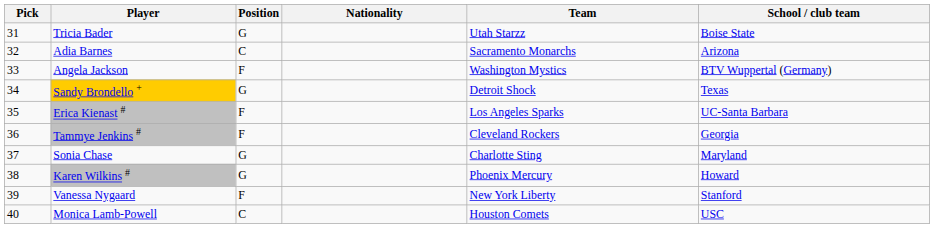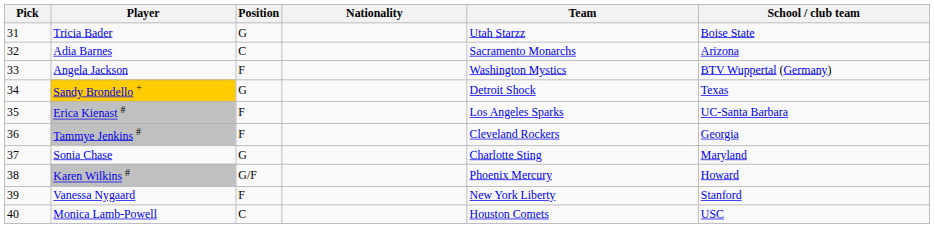(243, 175) G -> (248, 175) G/F
